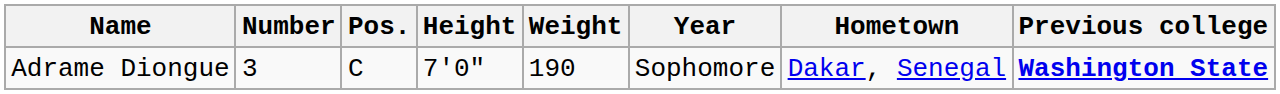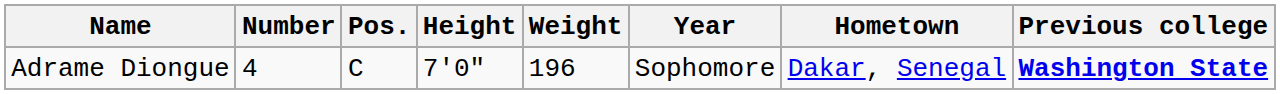(250, 69) 3 -> (250, 69) 4
(552, 69) 190 -> (552, 69) 196
